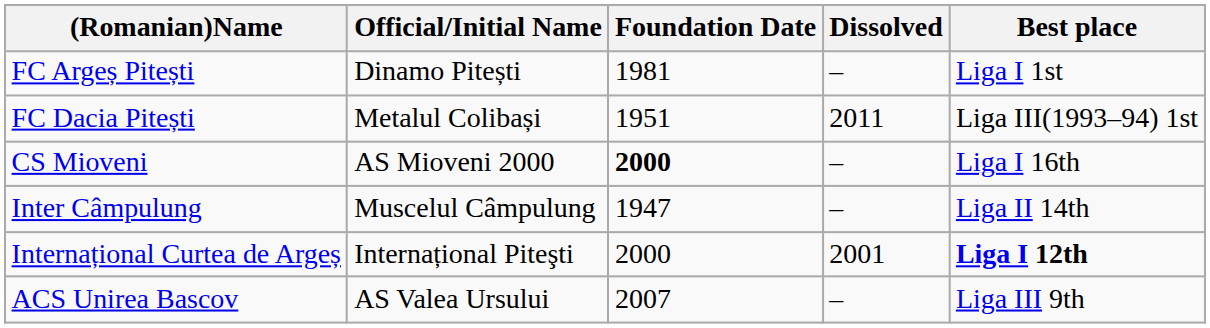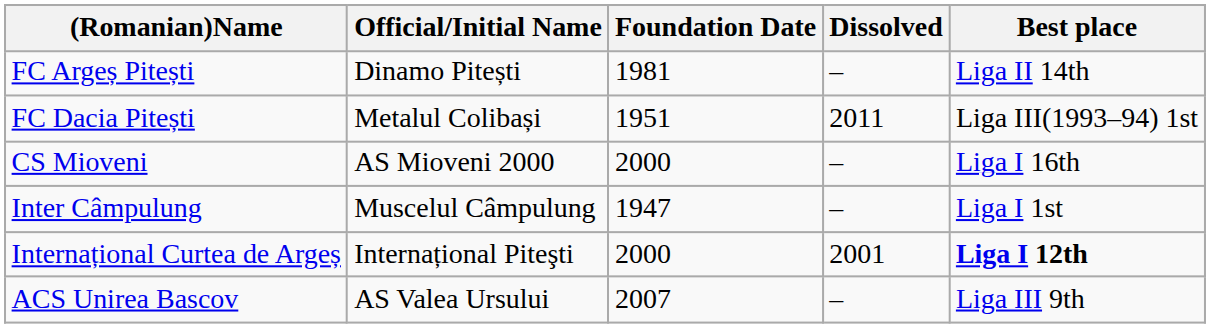(1009, 72) Liga I 1st -> (1023, 72) Liga II 14th
(643, 163) bold -> (643, 163) normal
(1023, 208) Liga II 14th -> (1009, 208) Liga I 1st
